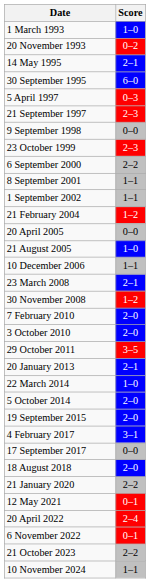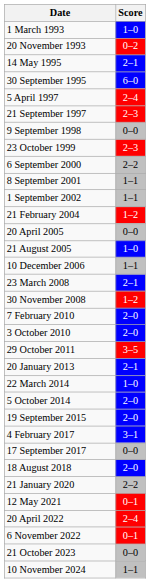(130, 97) 0–3 -> (130, 97) 2–4
(130, 552) 2–2 -> (130, 552) 0–0
